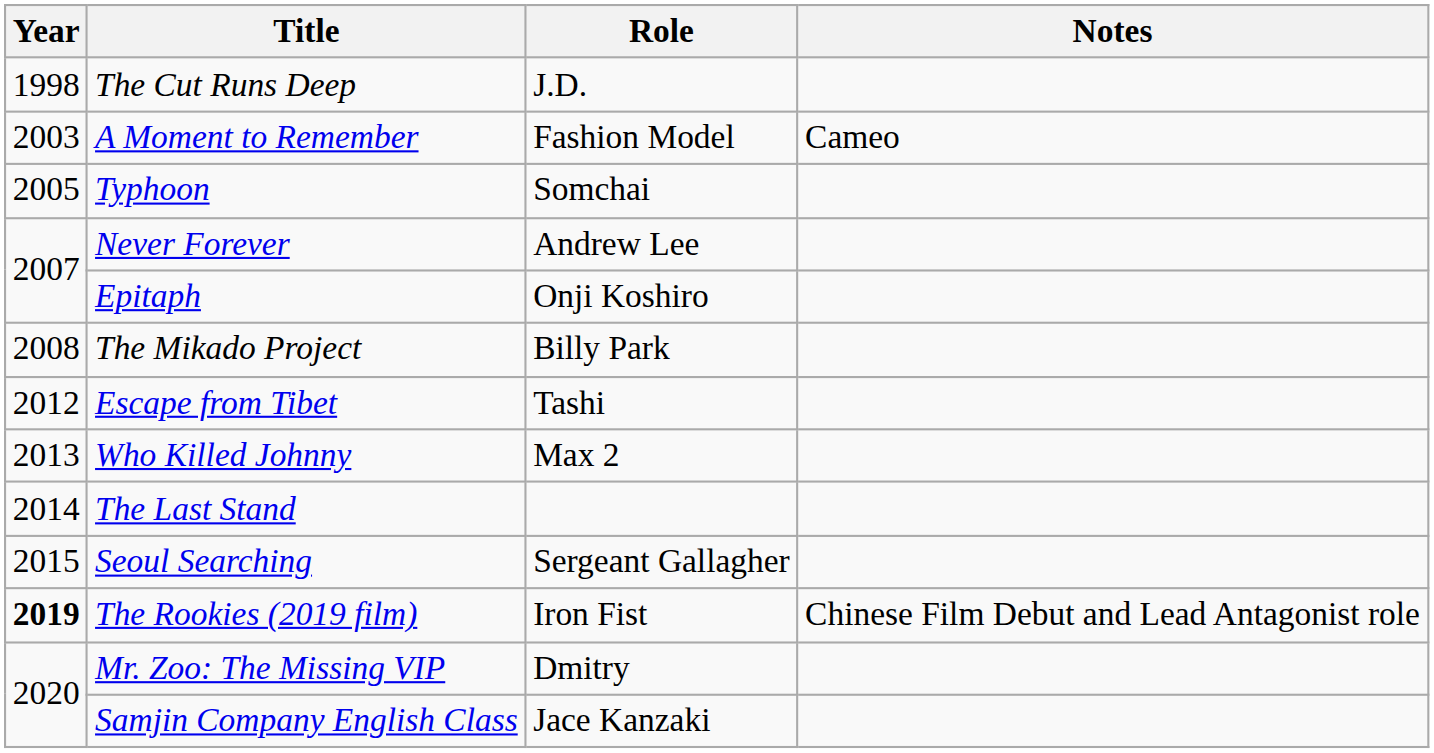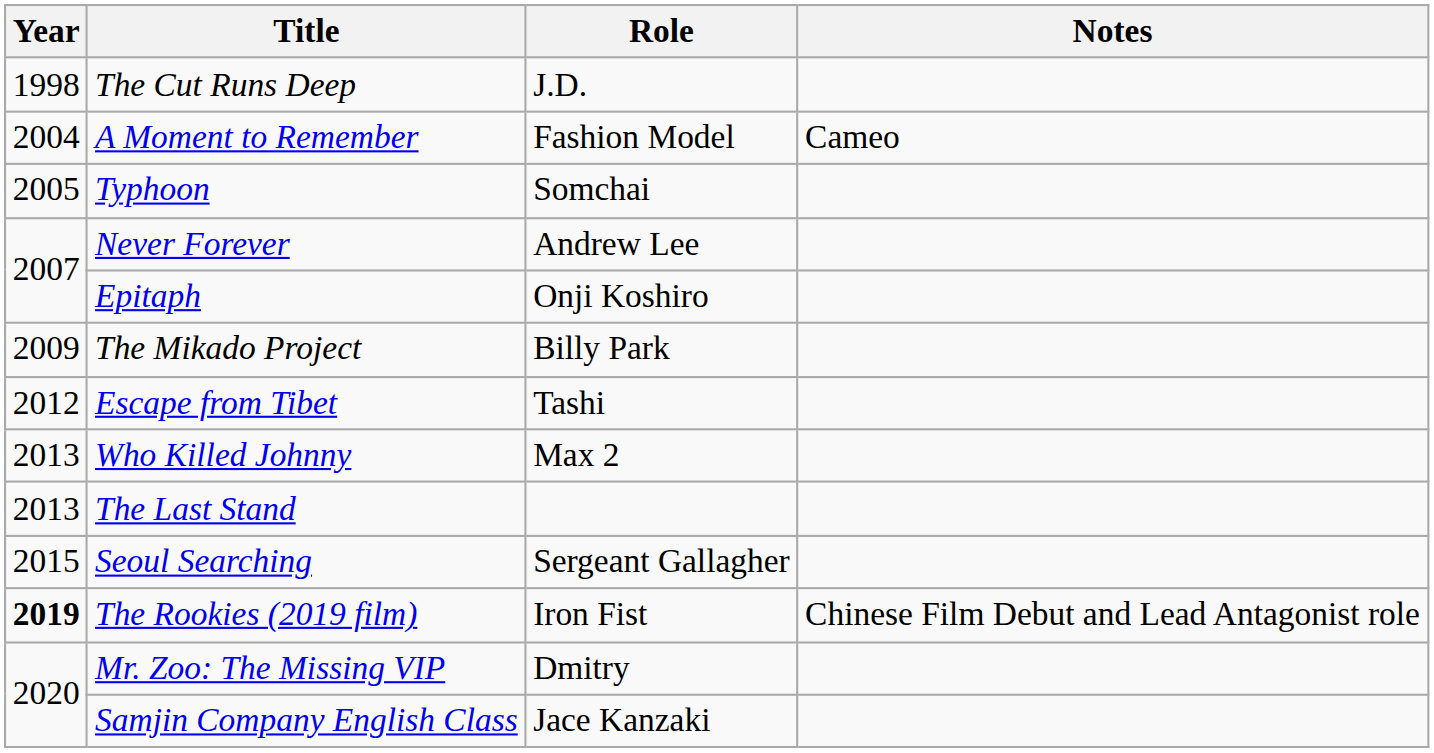(46, 137) 2003 -> (46, 137) 2004
(46, 349) 2008 -> (46, 349) 2009
(46, 508) 2014 -> (46, 508) 2013
